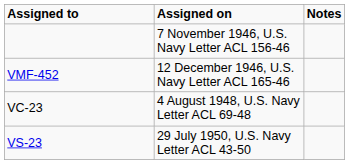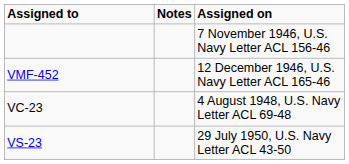columns swapped: (194, 14) <-> (324, 14)
